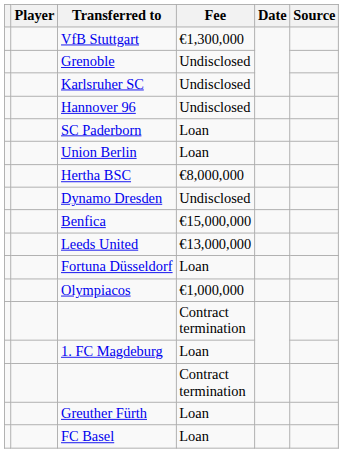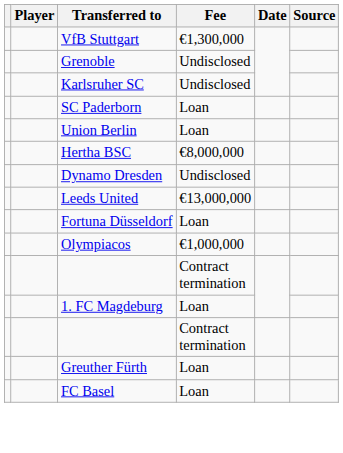- row: (98, 107)
- row: (83, 221)
